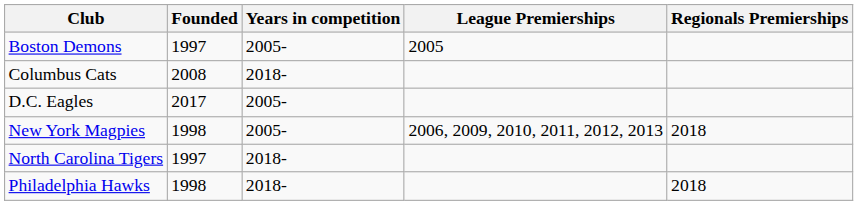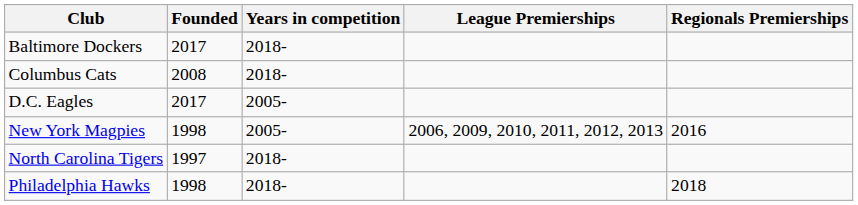+ row: (75, 46)
- row: (65, 46)
(689, 130) 2018 -> (689, 130) 2016
